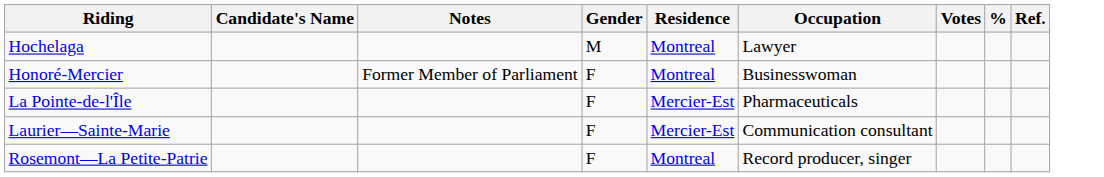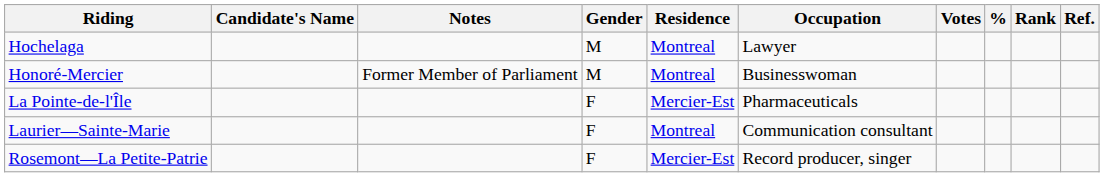+ column: (1035, 18)
(591, 74) F -> (594, 74) M
(692, 130) Mercier-Est -> (683, 130) Montreal
(683, 158) Montreal -> (692, 158) Mercier-Est
